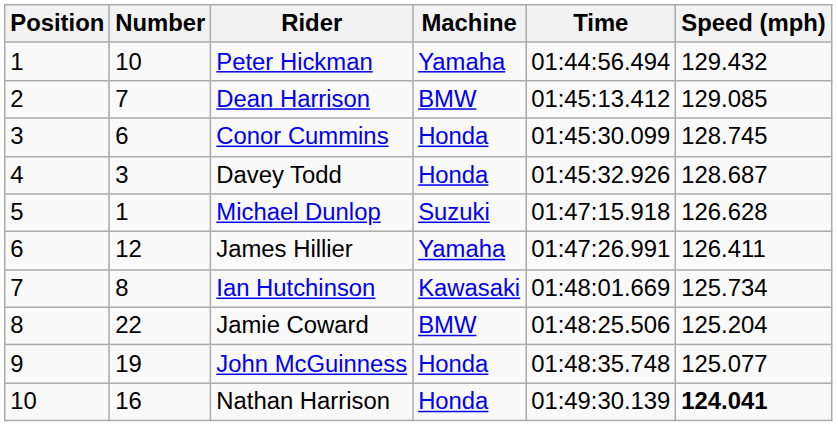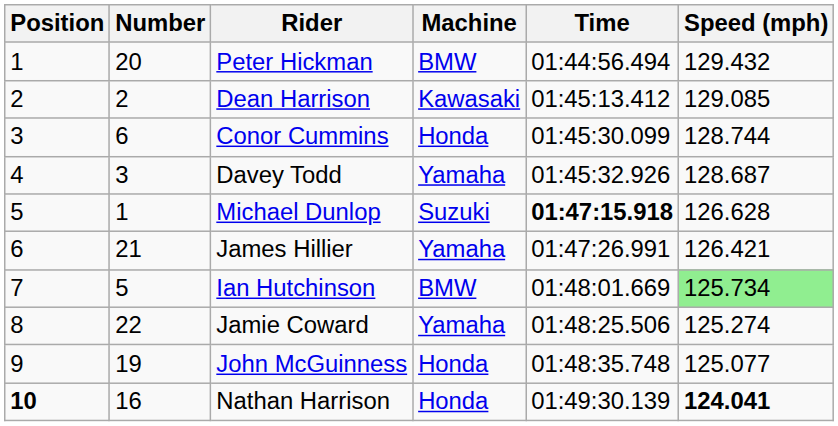(129, 61) 10 -> (129, 61) 20
(462, 61) Yamaha -> (447, 61) BMW
(122, 99) 7 -> (122, 99) 2
(447, 99) BMW -> (469, 99) Kawasaki
(724, 136) 128.745 -> (727, 136) 128.744
(453, 174) Honda -> (462, 174) Yamaha
(601, 212) normal -> (602, 212) bold
(129, 250) 12 -> (129, 250) 21
(724, 250) 126.411 -> (727, 250) 126.421
(122, 288) 8 -> (122, 288) 5
(469, 288) Kawasaki -> (447, 288) BMW
(724, 288) no background -> (727, 288) lightgreen background
(447, 325) BMW -> (462, 325) Yamaha
(724, 325) 125.204 -> (727, 325) 125.274
(23, 401) normal -> (23, 401) bold
